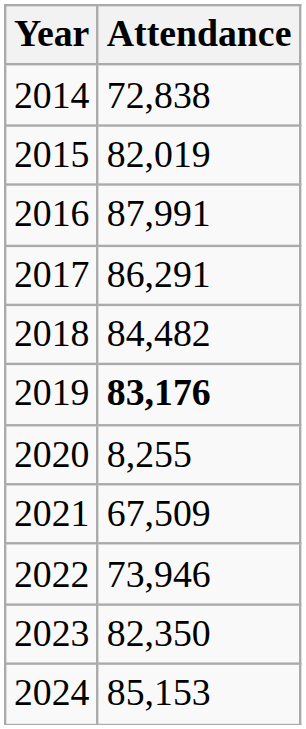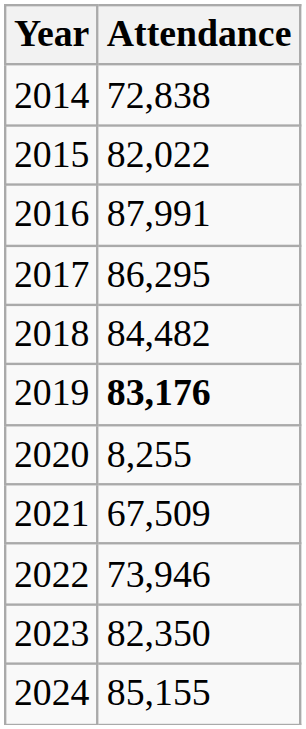(159, 154) 82,019 -> (159, 154) 82,022
(159, 273) 86,291 -> (159, 273) 86,295
(159, 693) 85,153 -> (159, 693) 85,155
